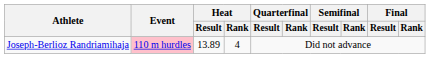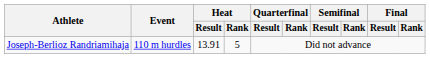(162, 45) pink background -> (162, 45) no background
(209, 45) 13.89 -> (209, 45) 13.91
(237, 45) 4 -> (237, 45) 5
